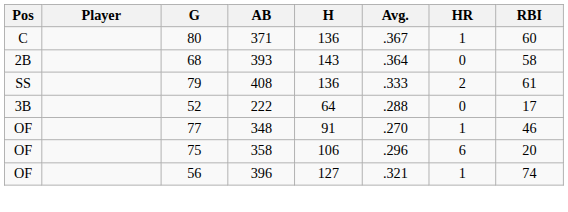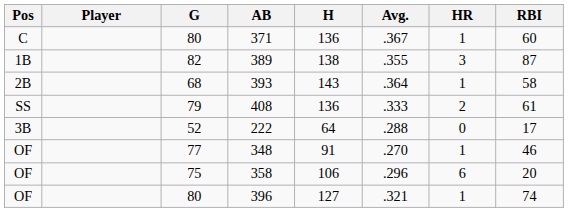+ row: (261, 60)
(462, 60) 0 -> (462, 83) 1
(194, 173) 56 -> (194, 196) 80
